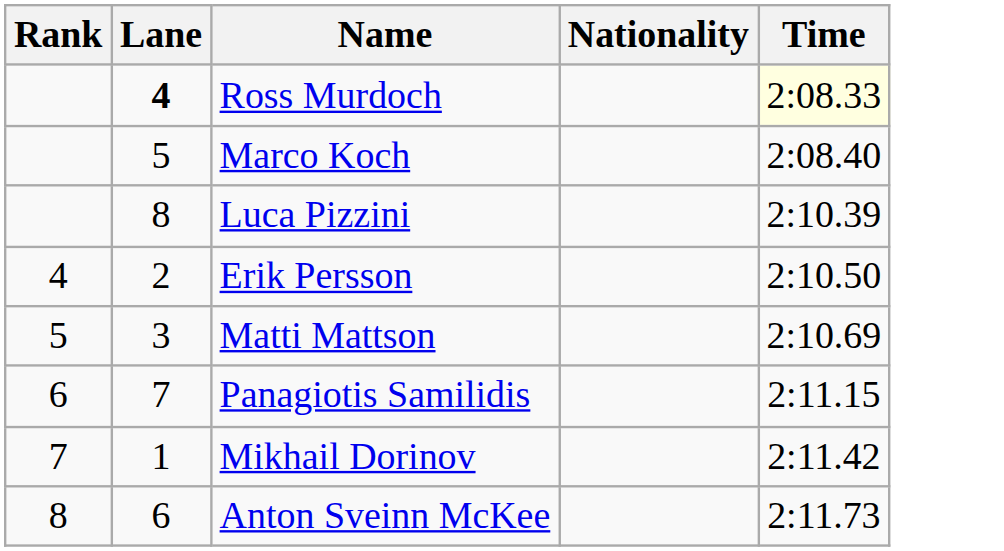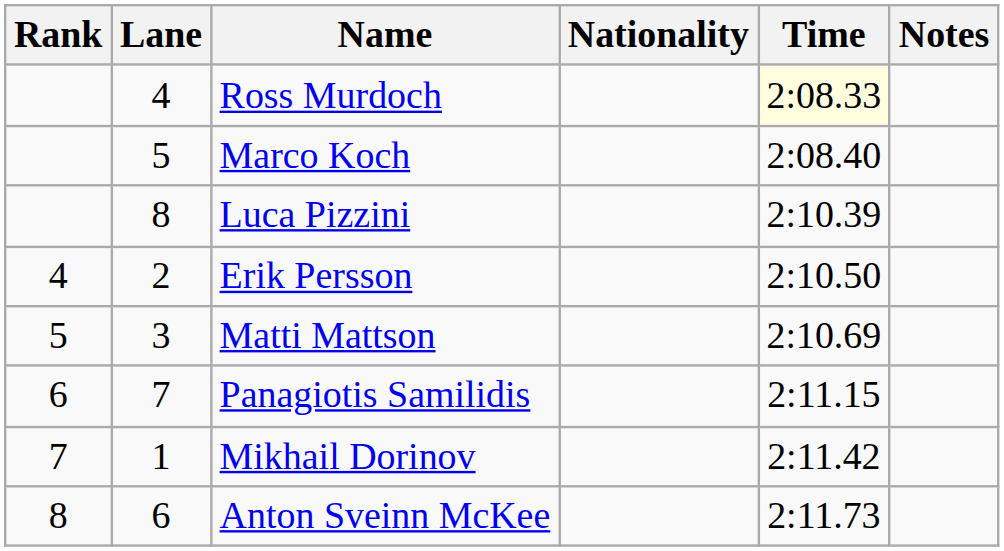+ column: (944, 34)
(161, 94) bold -> (161, 94) normal
